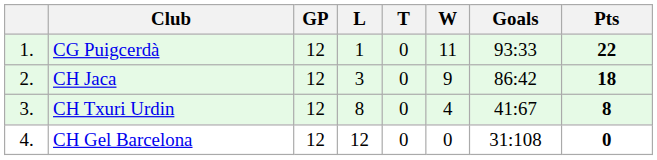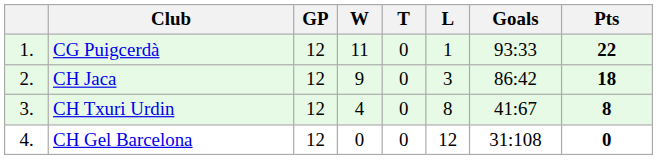columns swapped: (448, 19) <-> (360, 19)
